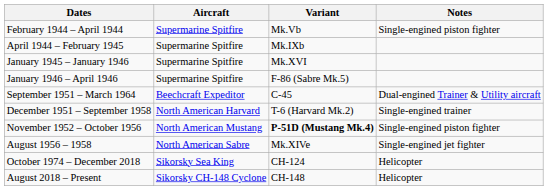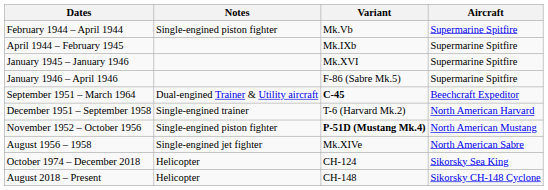columns swapped: (211, 12) <-> (460, 12)
(281, 95) normal -> (334, 95) bold
